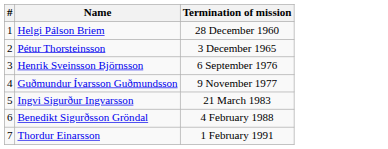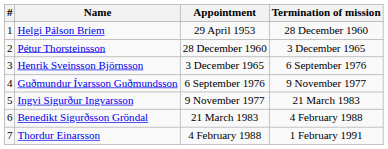+ column: (225, 13)
